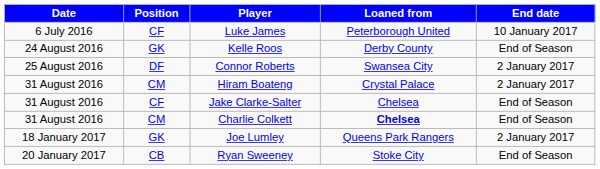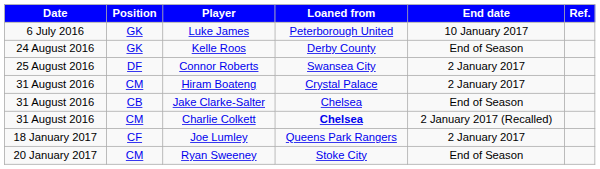+ column: (580, 14)
(157, 31) CF -> (135, 31) GK
(157, 102) CF -> (135, 102) CB
(536, 120) End of Season -> (486, 120) 2 January 2017 (Recalled)
(157, 138) GK -> (135, 138) CF
(157, 156) CB -> (135, 156) CM
